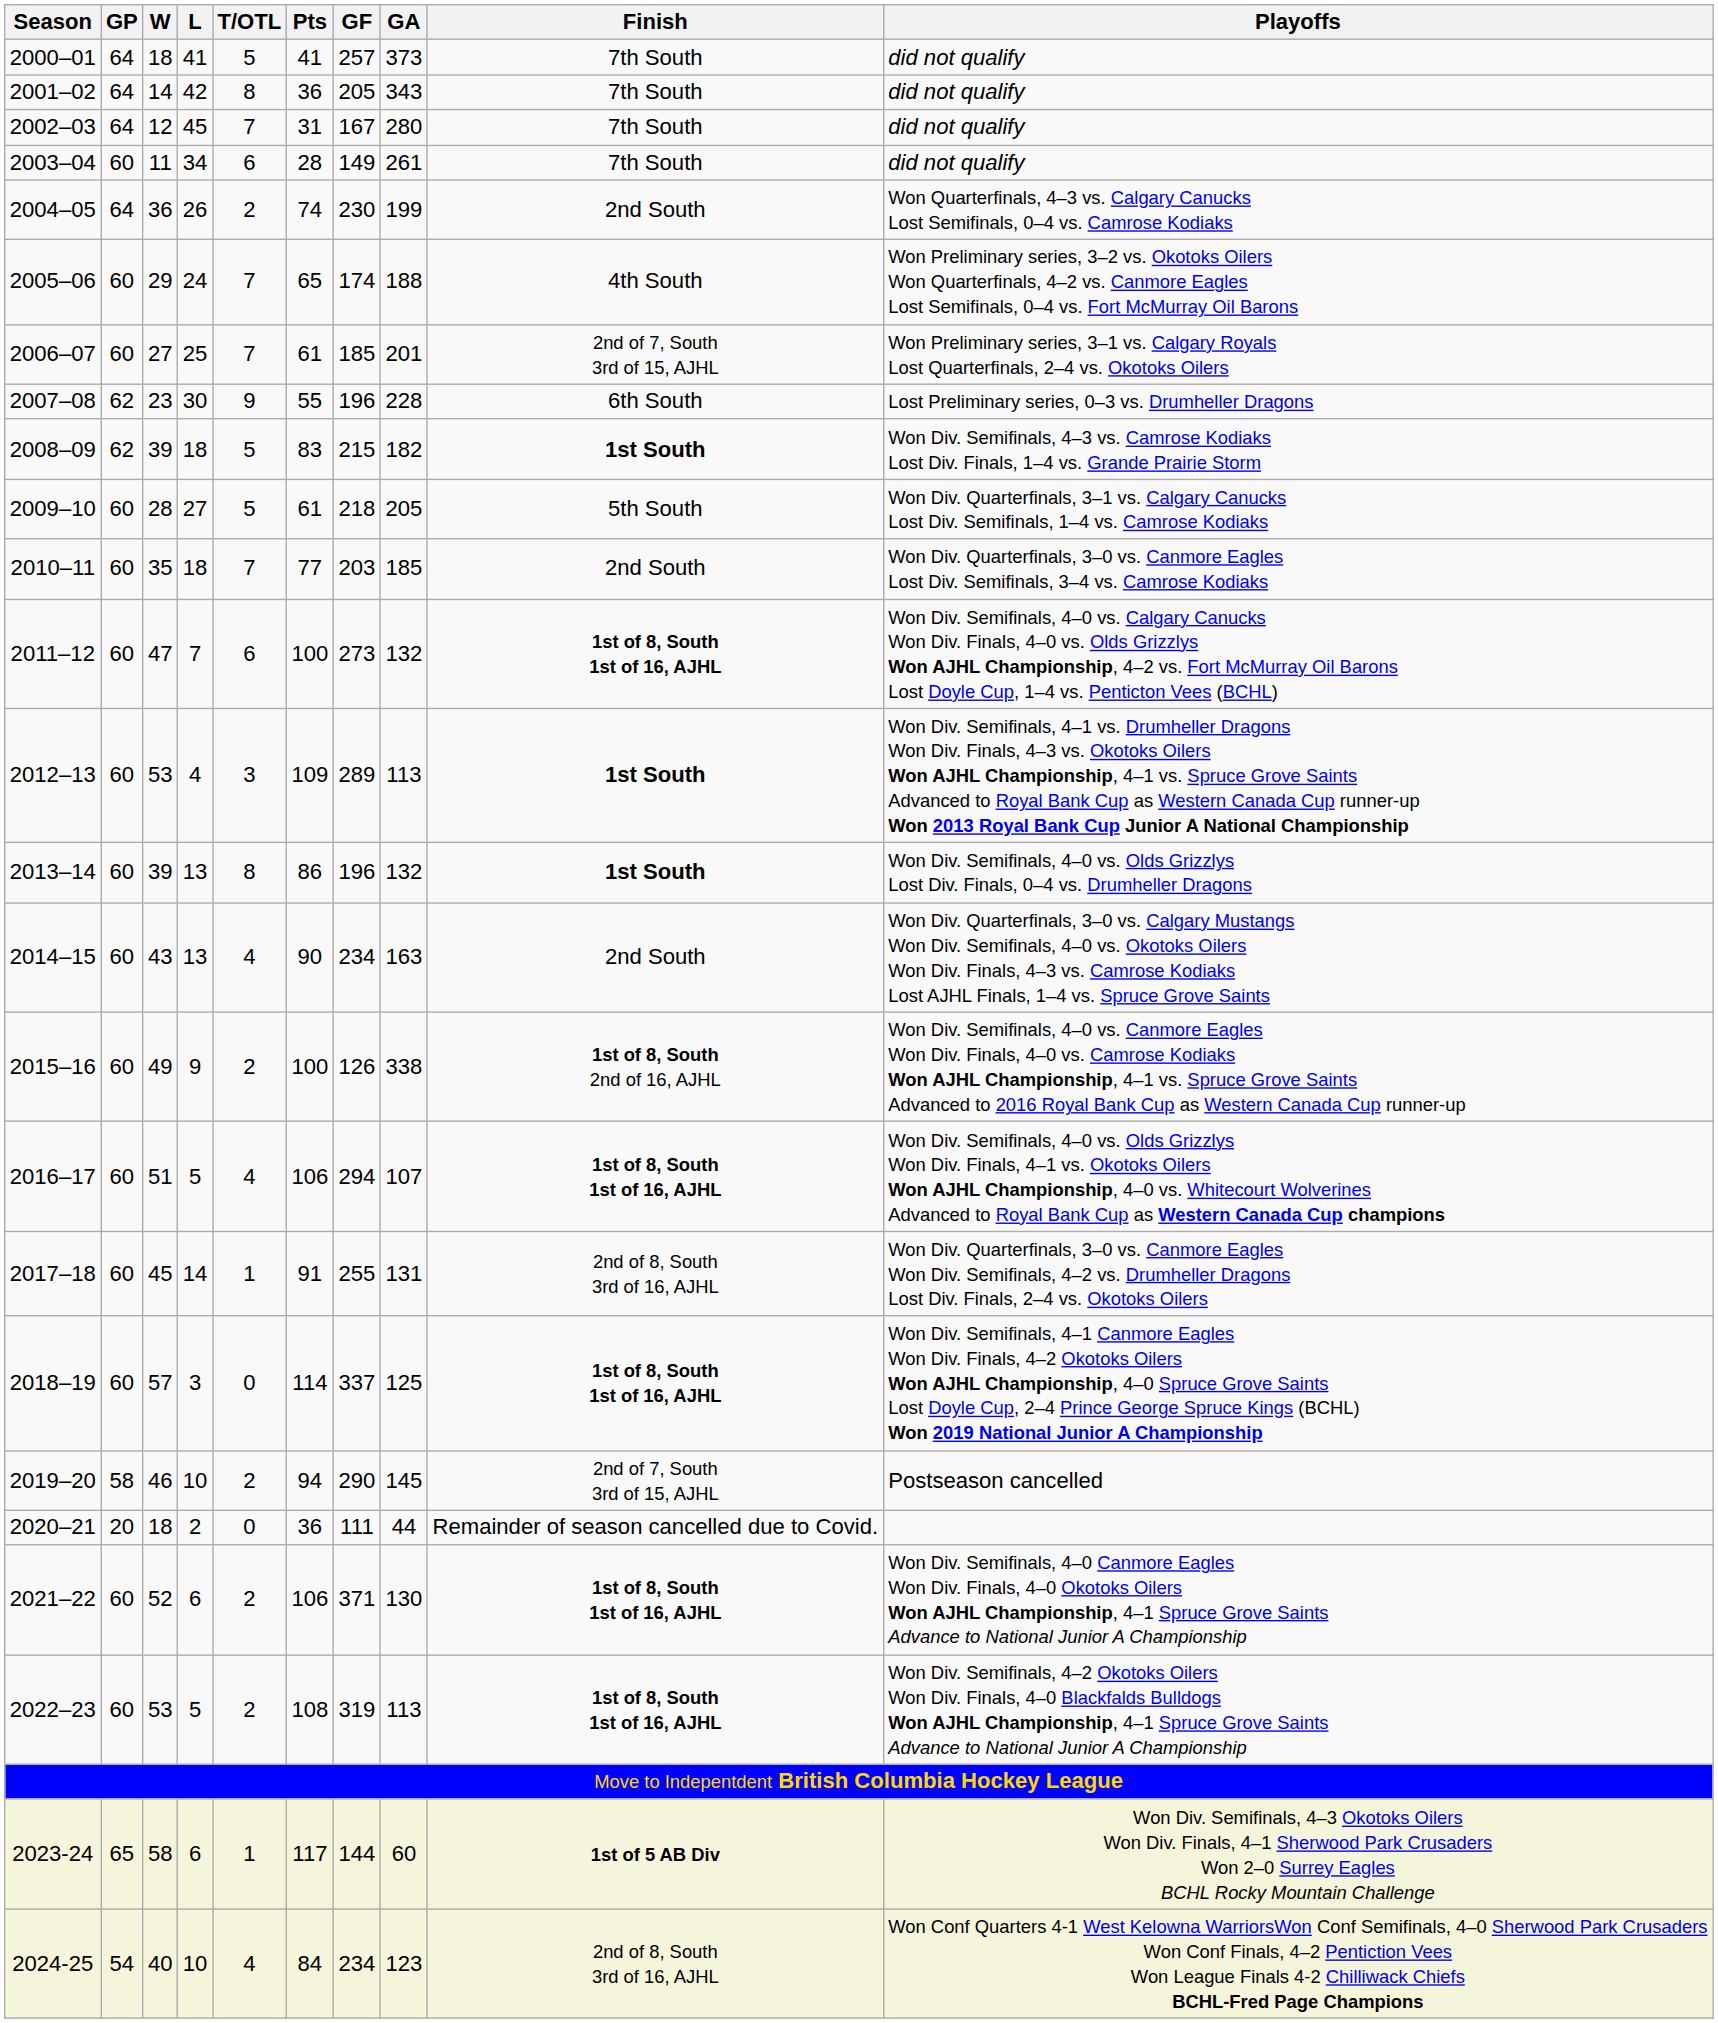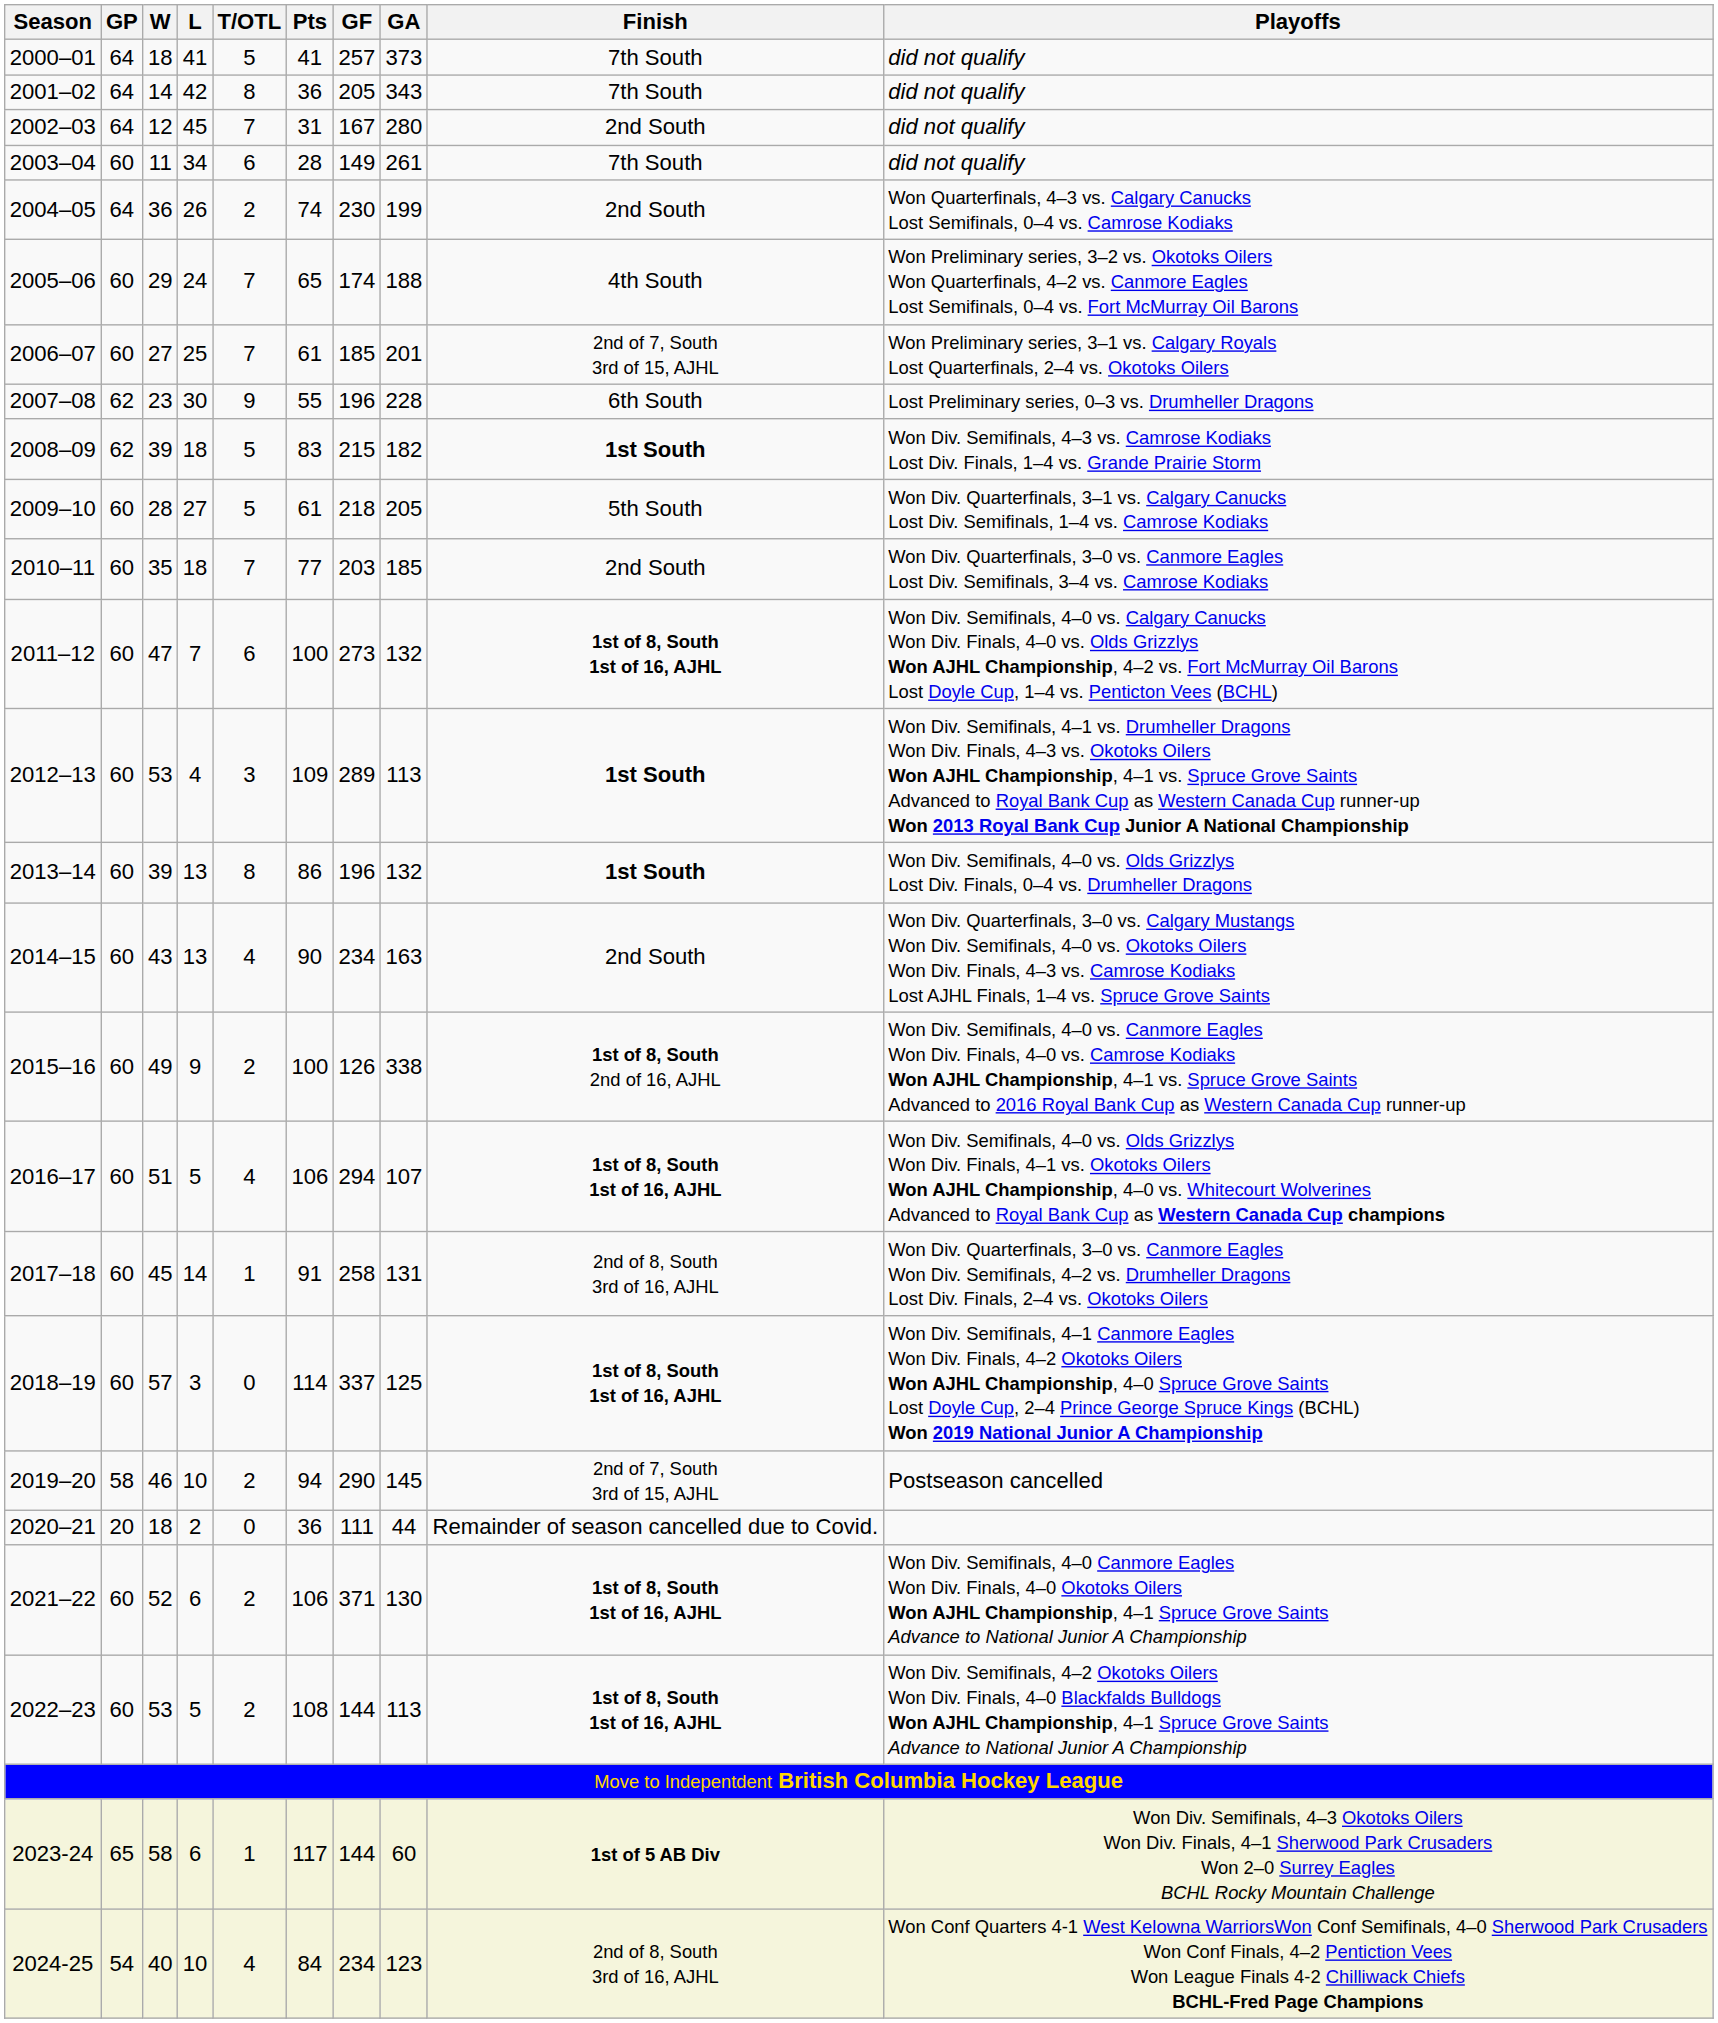(655, 127) 7th South -> (655, 127) 2nd South
(357, 1273) 255 -> (357, 1273) 258
(357, 1709) 319 -> (357, 1709) 144
